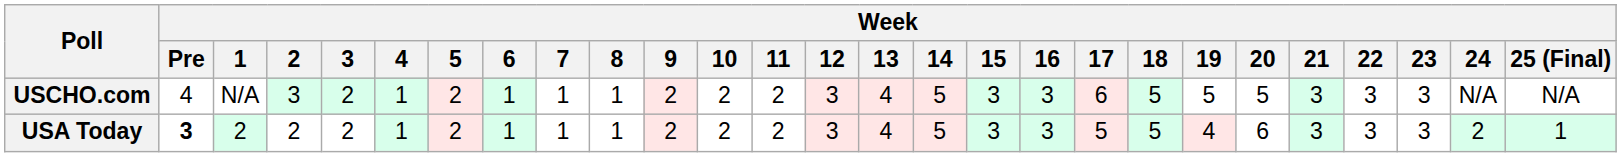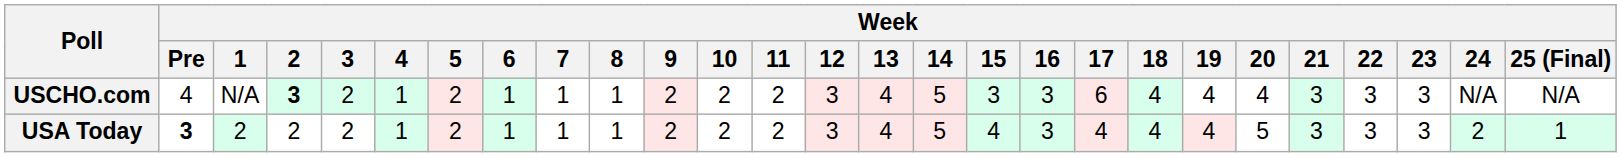(294, 95) normal -> (294, 95) bold
(1155, 95) 5 -> (1155, 95) 4
(1209, 95) 5 -> (1209, 95) 4
(1263, 95) 5 -> (1263, 95) 4
(994, 132) 3 -> (994, 132) 4
(1101, 132) 5 -> (1101, 132) 4
(1155, 132) 5 -> (1155, 132) 4
(1263, 132) 6 -> (1263, 132) 5
